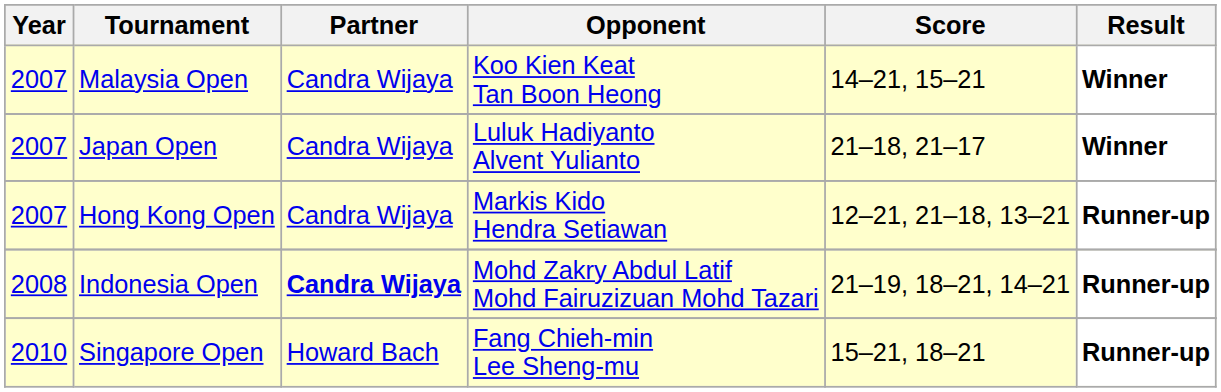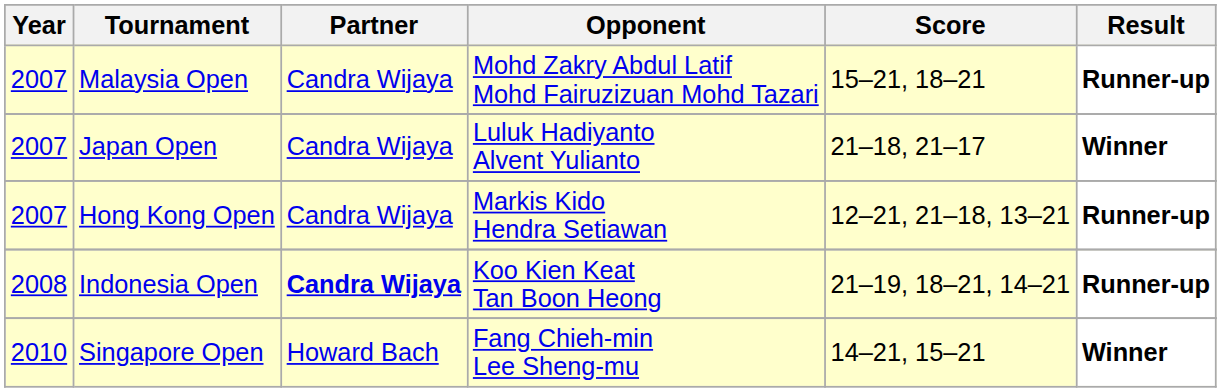(567, 79) Koo Kien Keat Tan Boon Heong -> (646, 79) Mohd Zakry Abdul Latif Mohd Fairuzizuan Mohd Tazari
(908, 79) 14–21, 15–21 -> (908, 79) 15–21, 18–21
(1125, 79) Winner -> (1146, 79) Runner-up
(646, 284) Mohd Zakry Abdul Latif Mohd Fairuzizuan Mohd Tazari -> (567, 284) Koo Kien Keat Tan Boon Heong
(908, 352) 15–21, 18–21 -> (908, 352) 14–21, 15–21
(1146, 352) Runner-up -> (1125, 352) Winner
